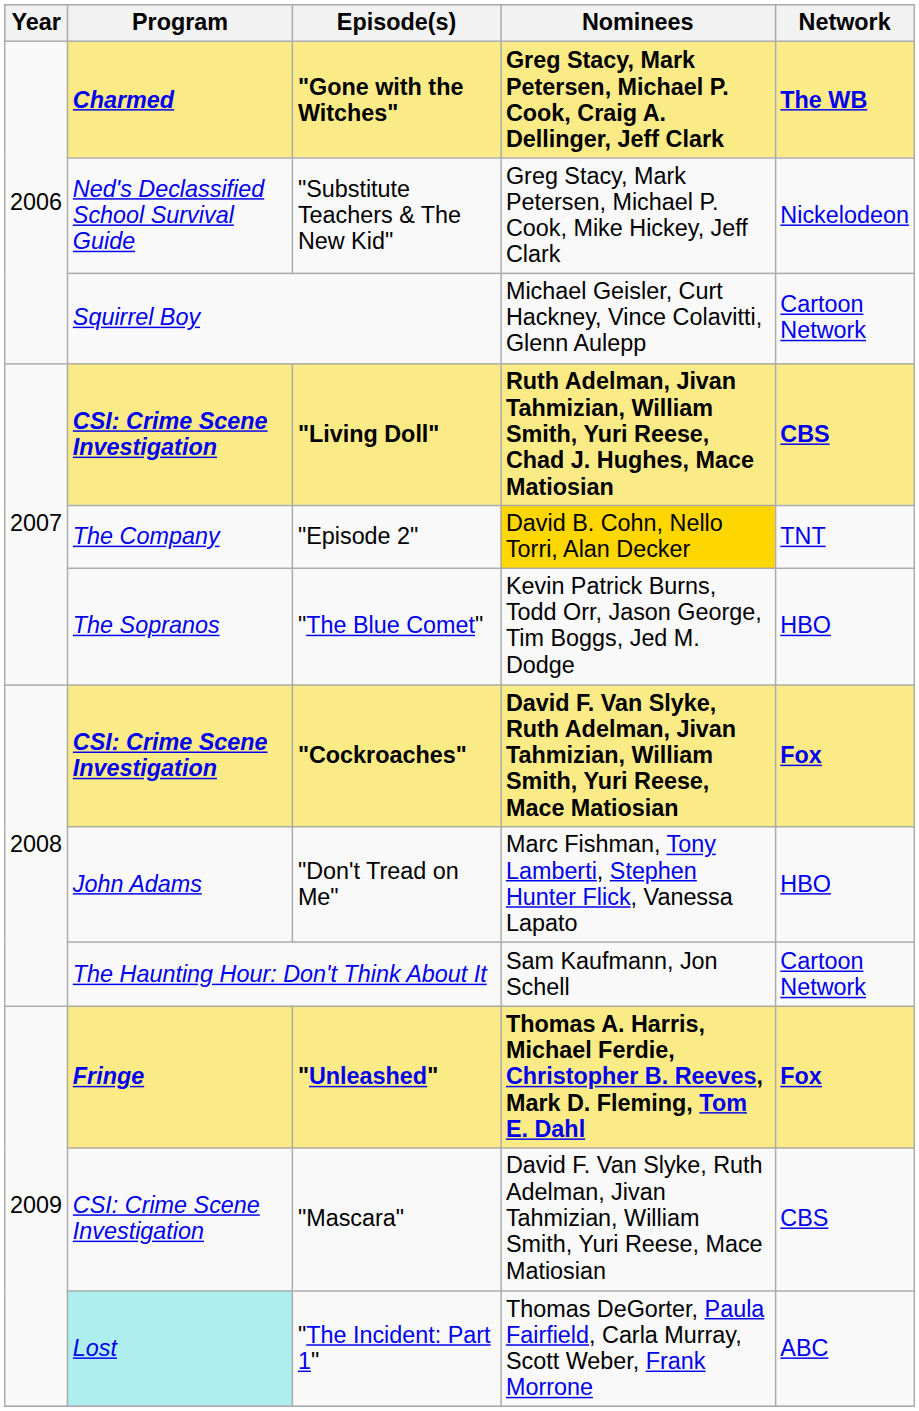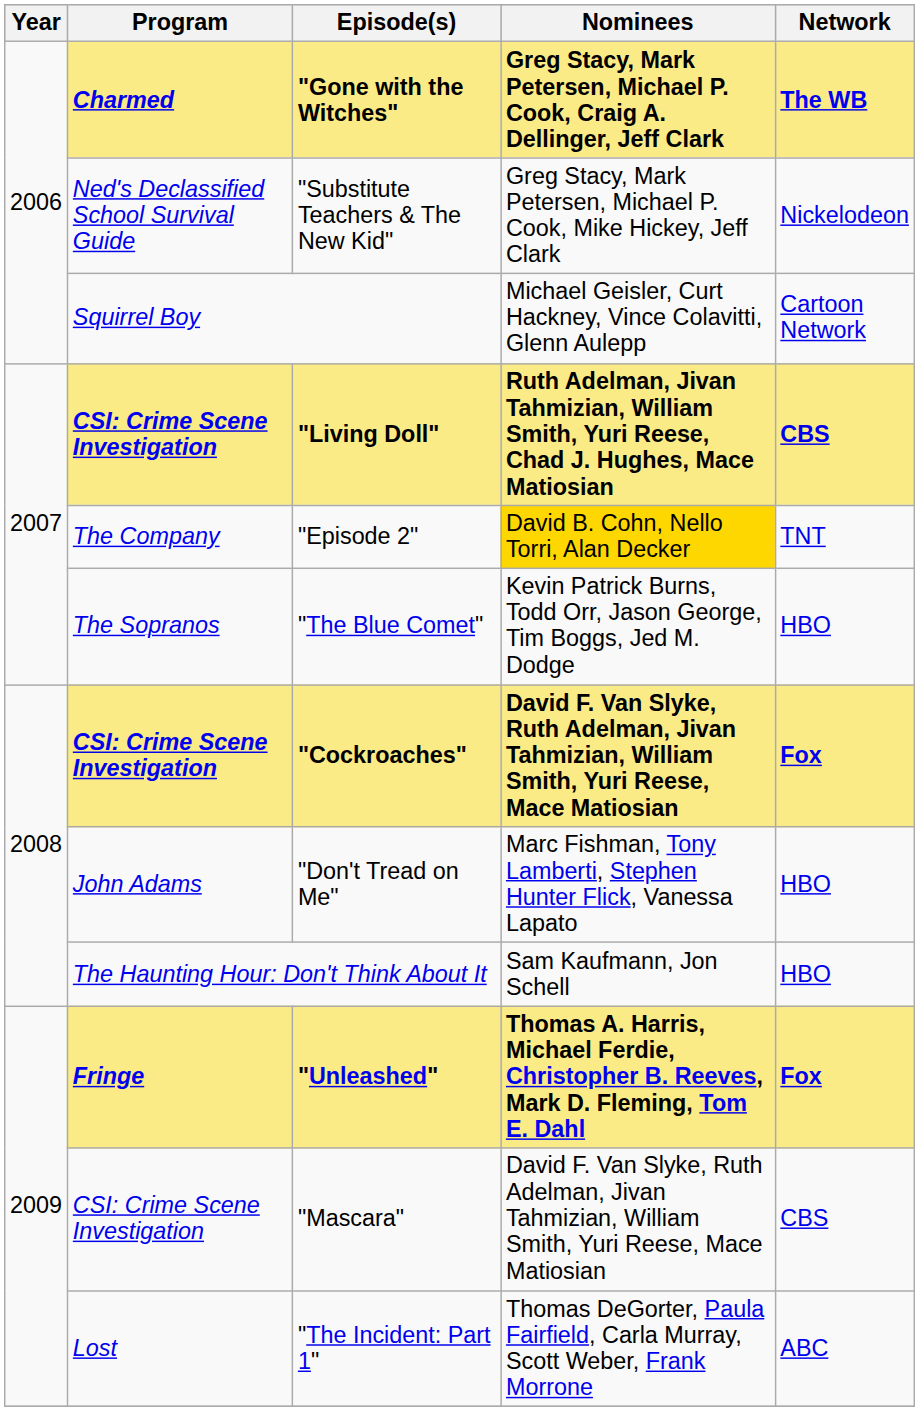(823, 974) Cartoon Network -> (806, 974) HBO
(95, 1347) paleturquoise background -> (95, 1347) no background
